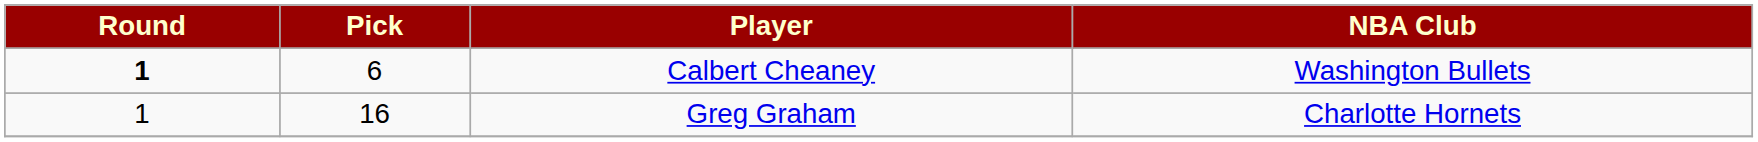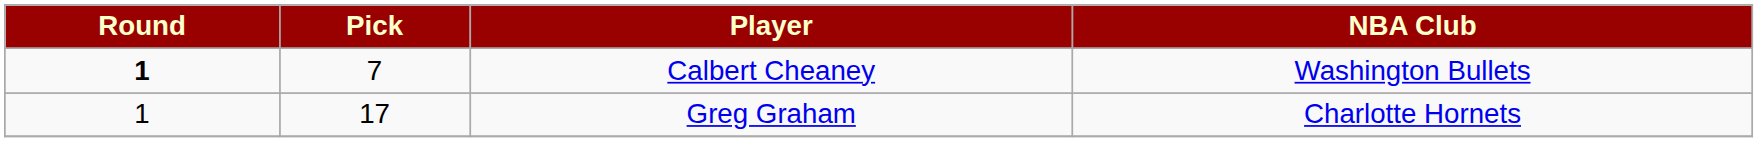(375, 70) 6 -> (375, 70) 7
(375, 114) 16 -> (375, 114) 17
